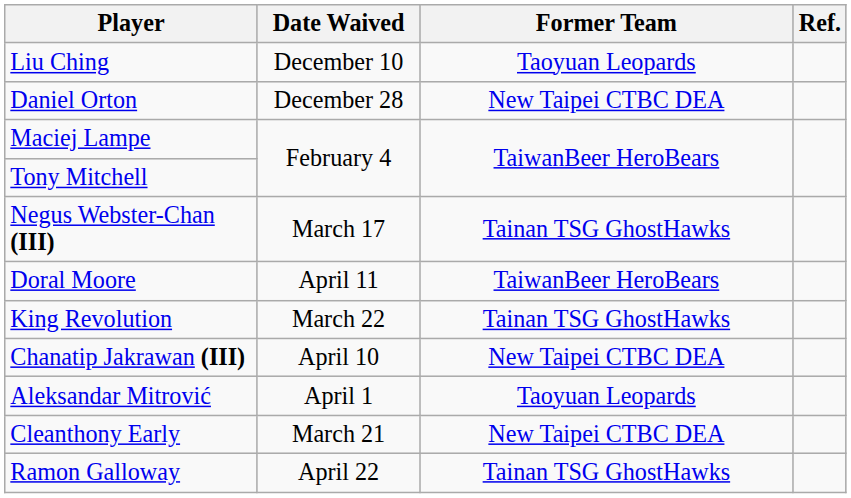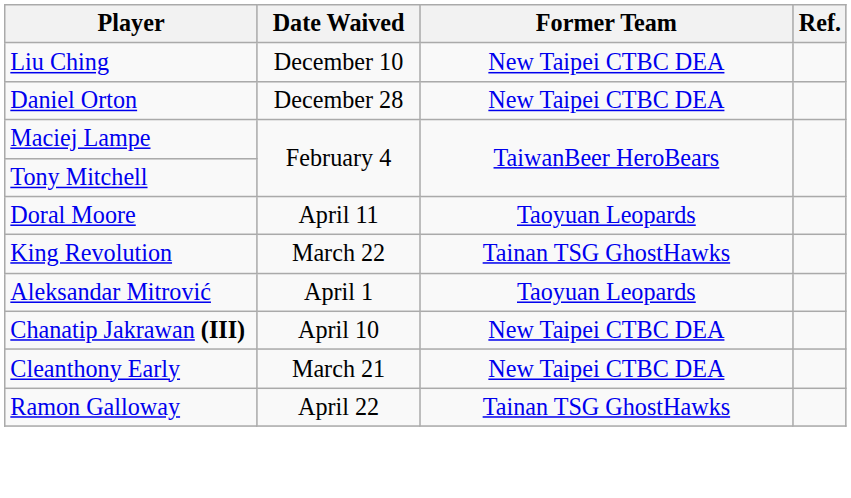(606, 61) Taoyuan Leopards -> (606, 61) New Taipei CTBC DEA
- row: (113, 228)
(606, 280) TaiwanBeer HeroBears -> (606, 215) Taoyuan Leopards
rows swapped: (111, 395) <-> (128, 357)
